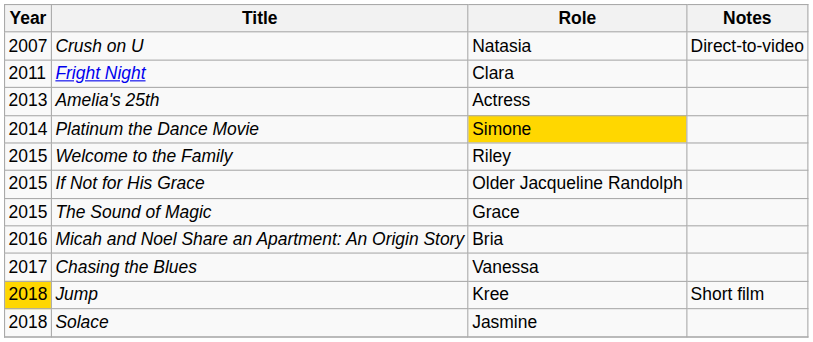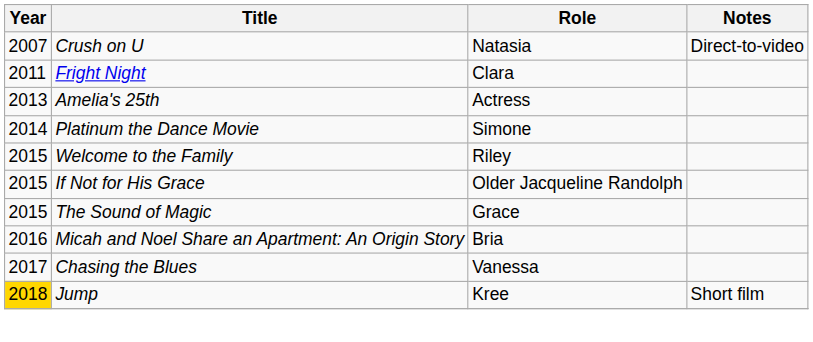(502, 128) gold background -> (502, 128) no background
- row: (82, 322)
